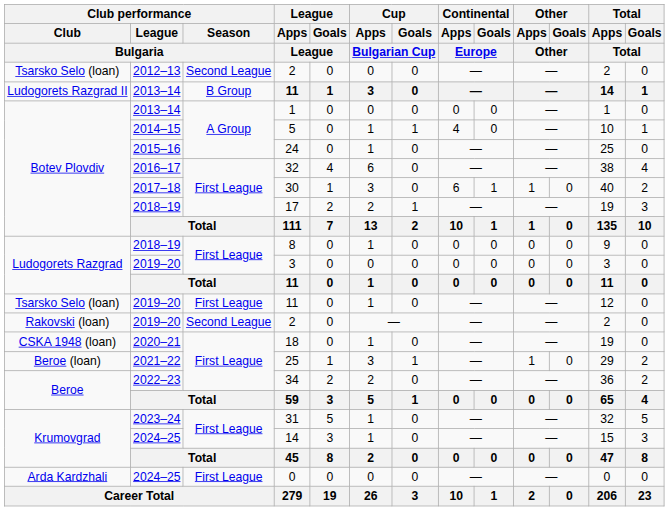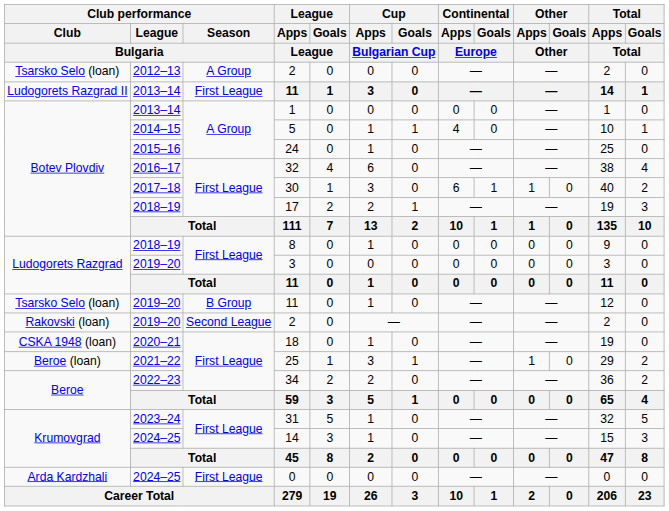(229, 71) Second League -> (229, 71) A Group
(229, 91) B Group -> (229, 91) First League
(229, 303) First League -> (229, 303) B Group
